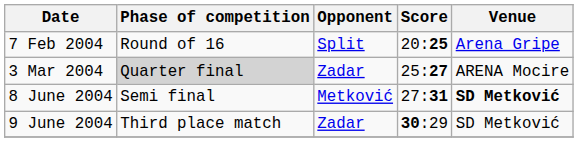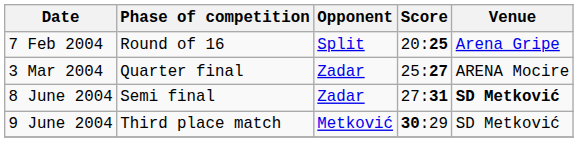(182, 71) lightgrey background -> (182, 71) no background
(355, 97) Metković -> (341, 97) Zadar
(341, 124) Zadar -> (355, 124) Metković
